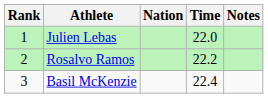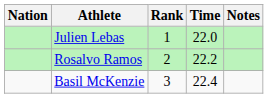columns swapped: (24, 15) <-> (163, 15)
